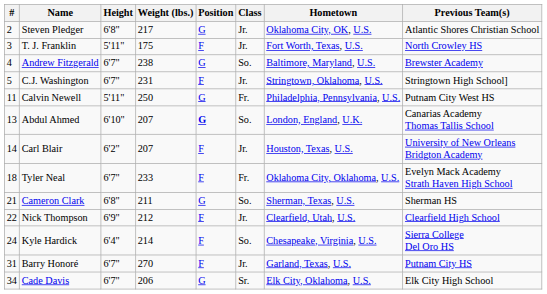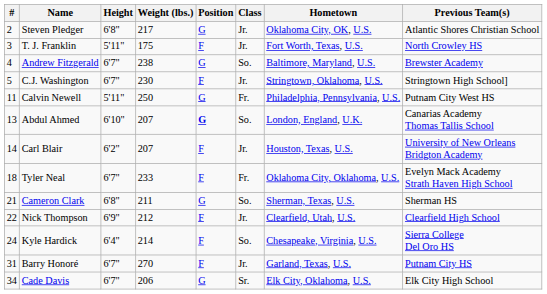(145, 80) 231 -> (145, 80) 230
